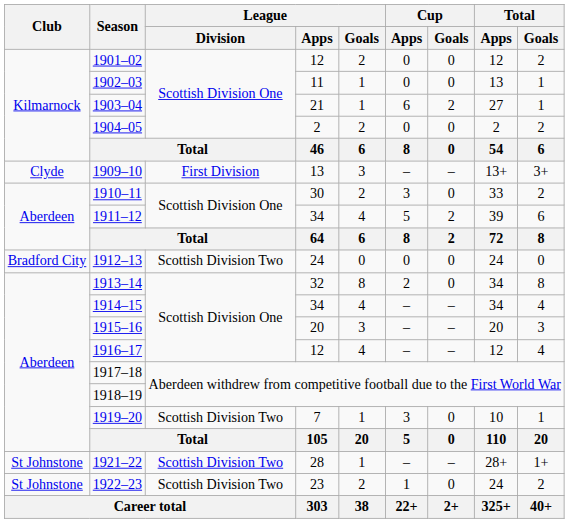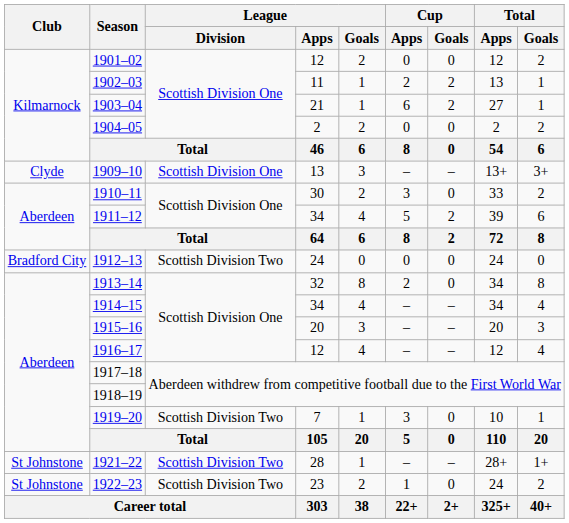(407, 82) 0 -> (407, 82) 2
(451, 82) 0 -> (451, 82) 2
(220, 171) First Division -> (220, 171) Scottish Division One
